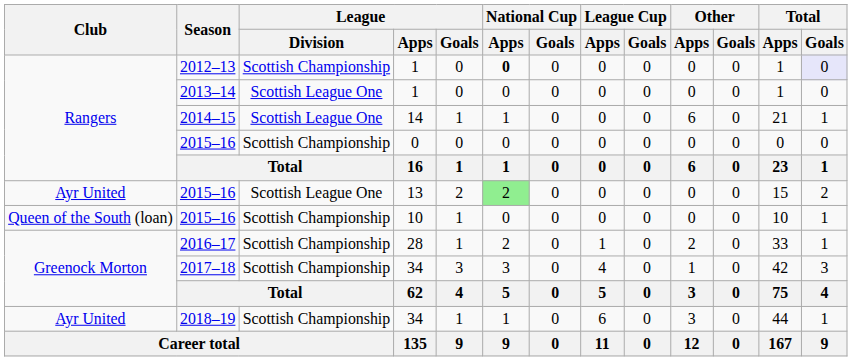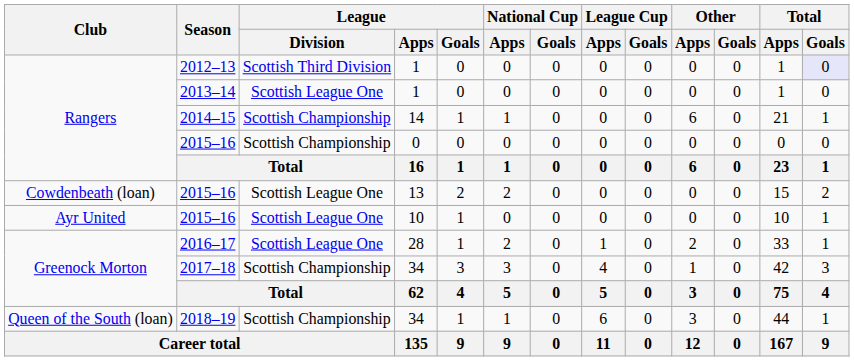(316, 67) Scottish Championship -> (317, 67) Scottish Third Division
(506, 67) bold -> (507, 67) normal
(316, 117) Scottish League One -> (317, 117) Scottish Championship
(90, 192) Ayr United -> (90, 192) Cowdenbeath (loan)
(506, 192) lightgreen background -> (507, 192) no background
(90, 218) Queen of the South (loan) -> (90, 218) Ayr United
(316, 218) Scottish Championship -> (317, 218) Scottish League One
(316, 243) Scottish Championship -> (317, 243) Scottish League One
(90, 318) Ayr United -> (90, 318) Queen of the South (loan)
